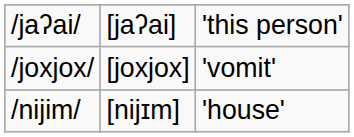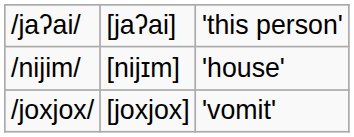rows swapped: (53, 68) <-> (46, 110)
